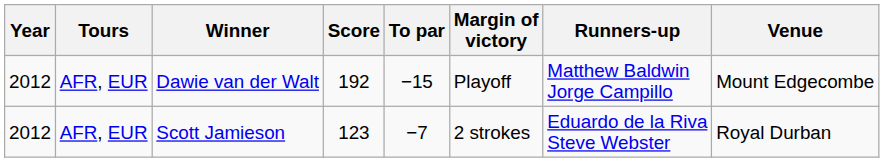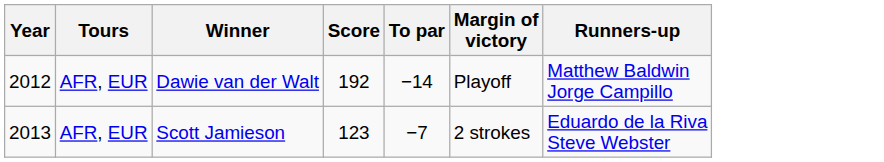- column: (795, 30)
(417, 81) −15 -> (417, 81) −14
(30, 132) 2012 -> (30, 132) 2013
